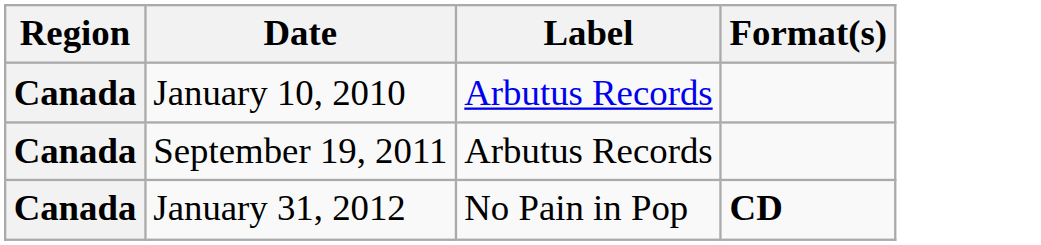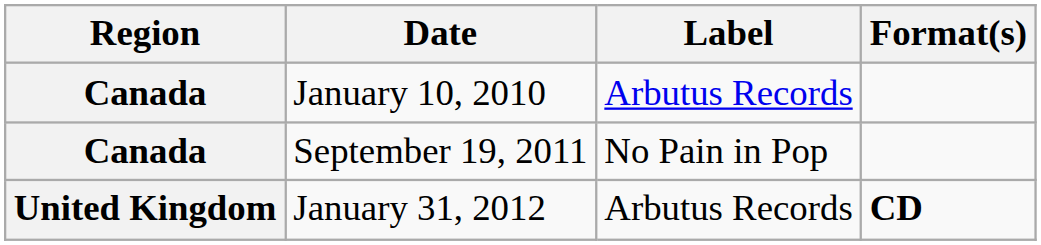(588, 150) Arbutus Records -> (716, 150) No Pain in Pop
(75, 208) Canada -> (145, 208) United Kingdom
(576, 208) No Pain in Pop -> (729, 208) Arbutus Records
